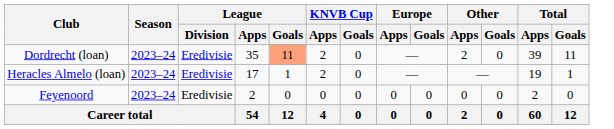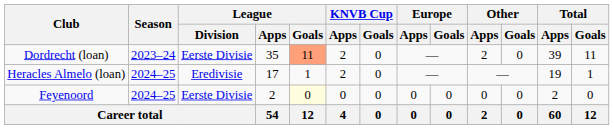(207, 54) Eredivisie -> (217, 54) Eerste Divisie
(153, 74) 2023–24 -> (153, 74) 2024–25
(153, 94) 2023–24 -> (153, 94) 2024–25
(207, 94) Eredivisie -> (217, 94) Eerste Divisie
(288, 94) no background -> (308, 94) lightyellow background
